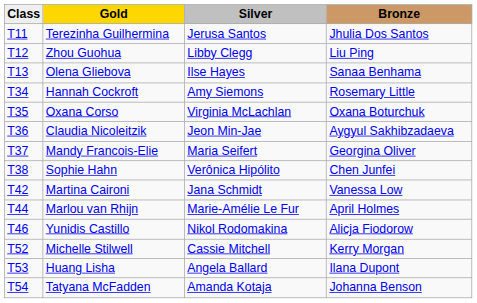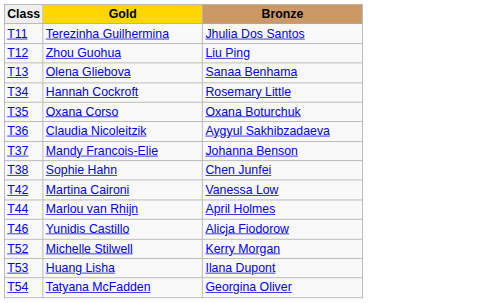- column: (256, 14)
(373, 151) Georgina Oliver -> (252, 151) Johanna Benson
(376, 287) Johanna Benson -> (249, 287) Georgina Oliver
